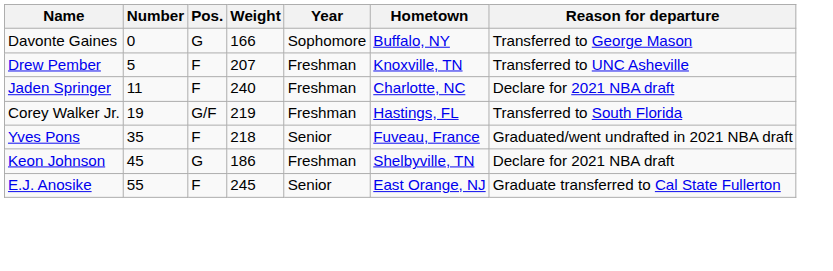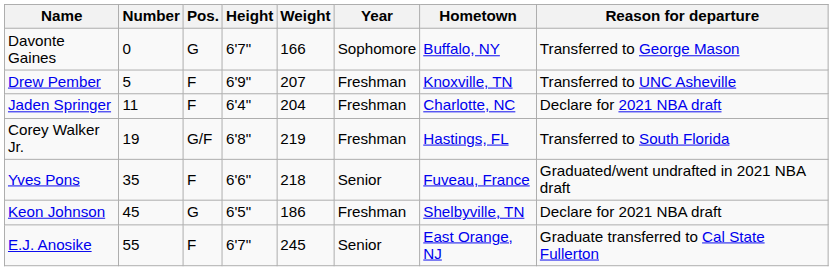+ column: (250, 16)
(243, 88) 240 -> (293, 105) 204
